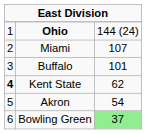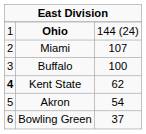(118, 66) 101 -> (118, 66) 100
(118, 119) lightgreen background -> (118, 119) no background
